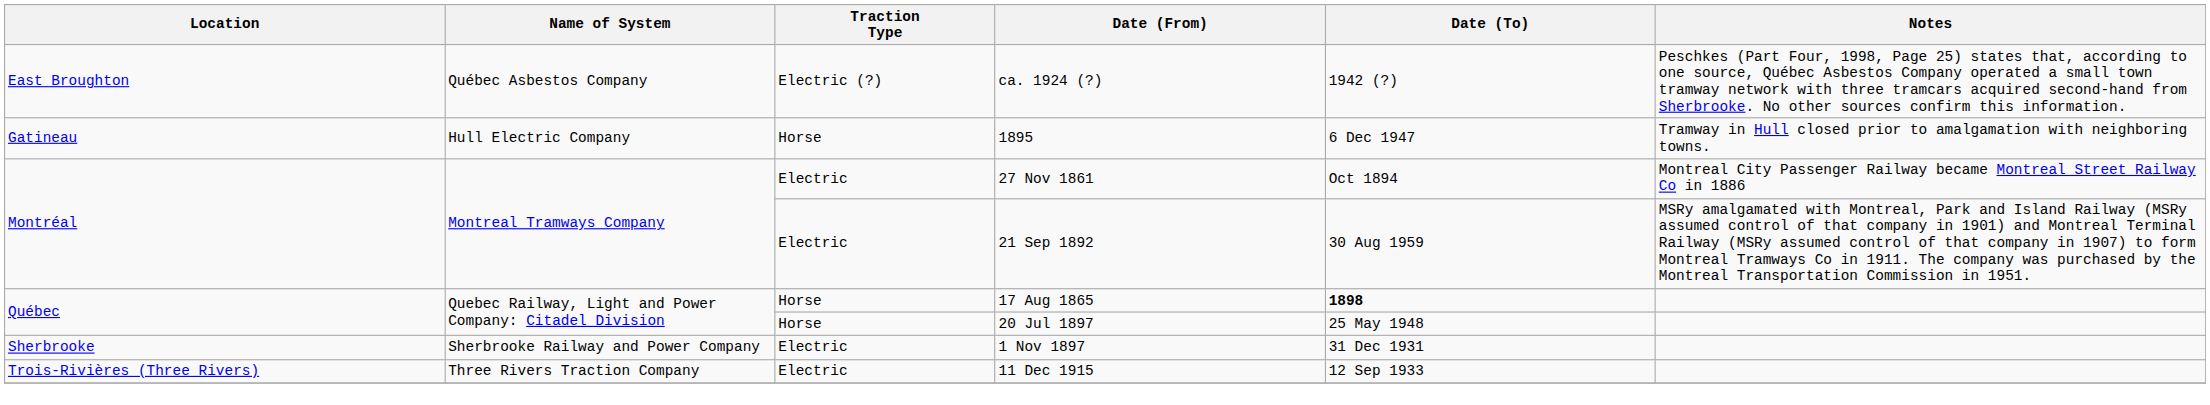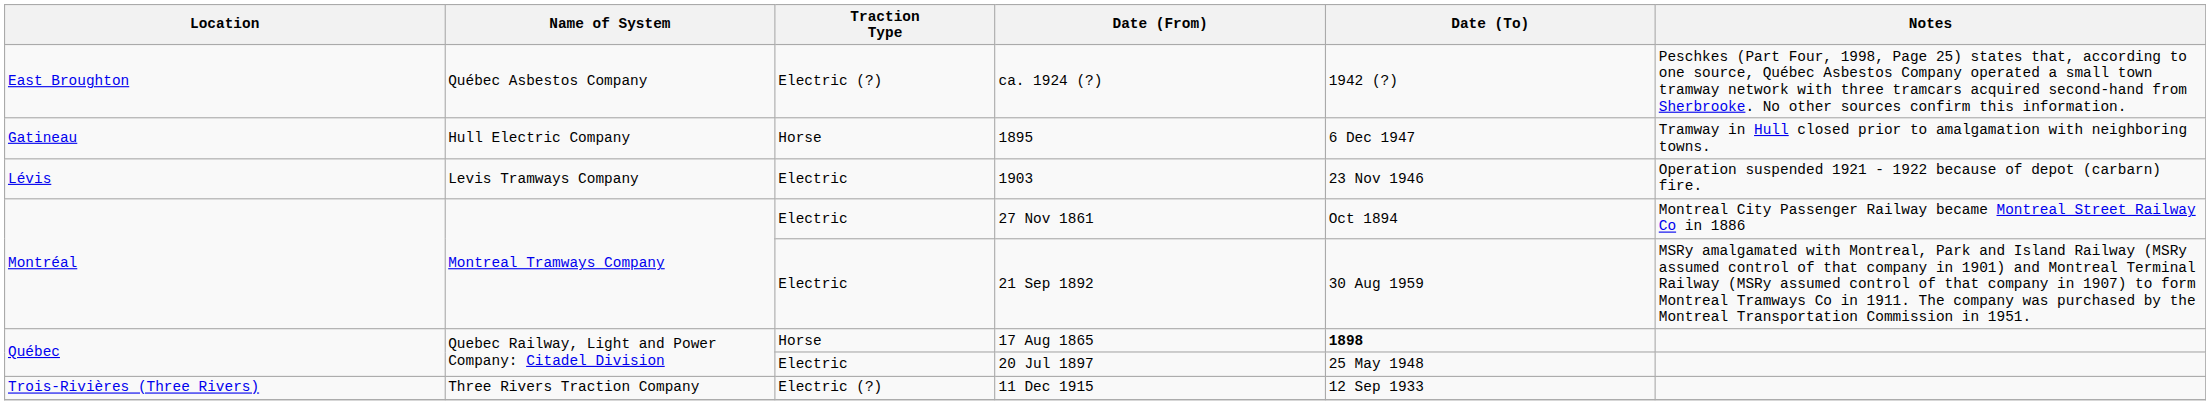+ row: (1016, 178)
(800, 324) Horse -> (813, 364) Electric
- row: (1042, 347)
(813, 371) Electric -> (830, 388) Electric (?)
